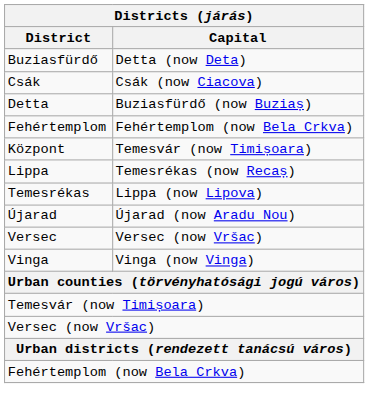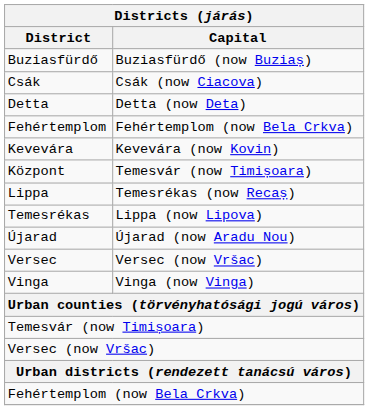(181, 60) Detta (now Deta) -> (214, 60) Buziasfürdő (now Buziaș)
(214, 105) Buziasfürdő (now Buziaș) -> (181, 105) Detta (now Deta)
+ row: (41, 149)
